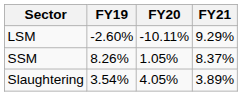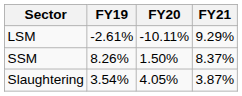(112, 36) -2.60% -> (112, 36) -2.61%
(159, 58) 1.05% -> (159, 58) 1.50%
(215, 79) 3.89% -> (215, 79) 3.87%
